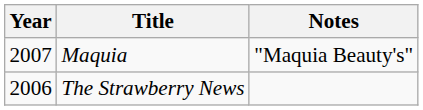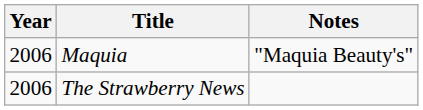(31, 54) 2007 -> (31, 54) 2006
